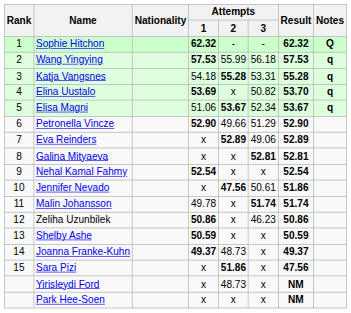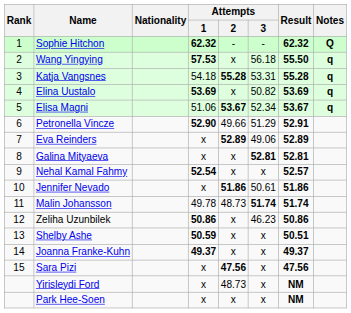(233, 60) 55.99 -> (233, 60) x
(296, 60) 57.53 -> (296, 60) 55.50
(296, 92) 53.70 -> (296, 92) 53.69
(296, 124) 52.90 -> (296, 124) 52.91
(296, 172) 52.54 -> (296, 172) 52.57
(233, 188) 47.56 -> (233, 188) 51.86
(233, 204) x -> (233, 204) 48.73
(296, 236) 50.59 -> (296, 236) 50.51
(233, 252) 48.73 -> (233, 252) x
(233, 268) 51.86 -> (233, 268) 47.56
